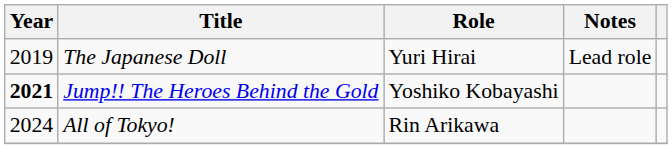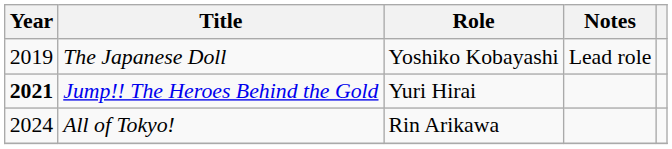(432, 56) Yuri Hirai -> (474, 56) Yoshiko Kobayashi
(474, 90) Yoshiko Kobayashi -> (432, 90) Yuri Hirai
